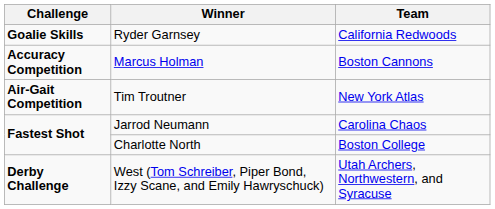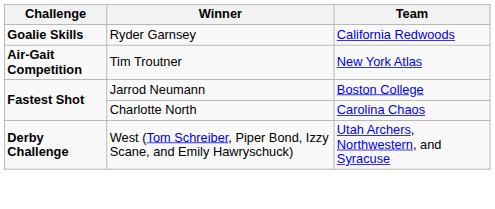- row: (159, 62)
(382, 124) Carolina Chaos -> (380, 89) Boston College
(382, 144) Boston College -> (381, 110) Carolina Chaos
